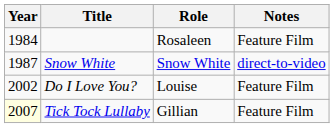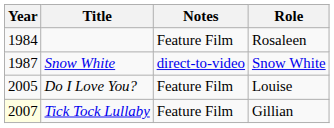columns swapped: (193, 16) <-> (281, 16)
(23, 87) 2002 -> (23, 87) 2005
